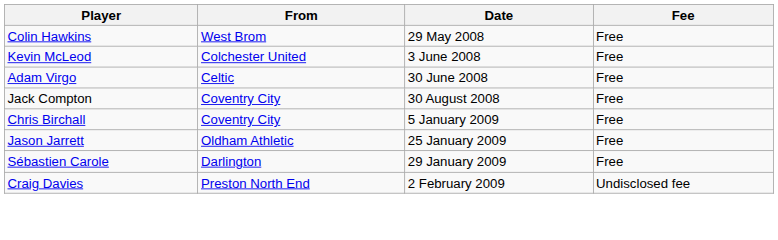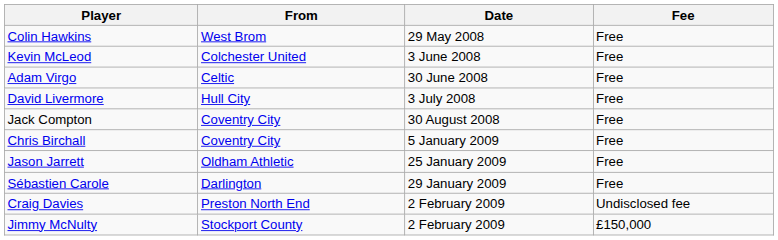+ row: (56, 99)
+ row: (52, 224)
